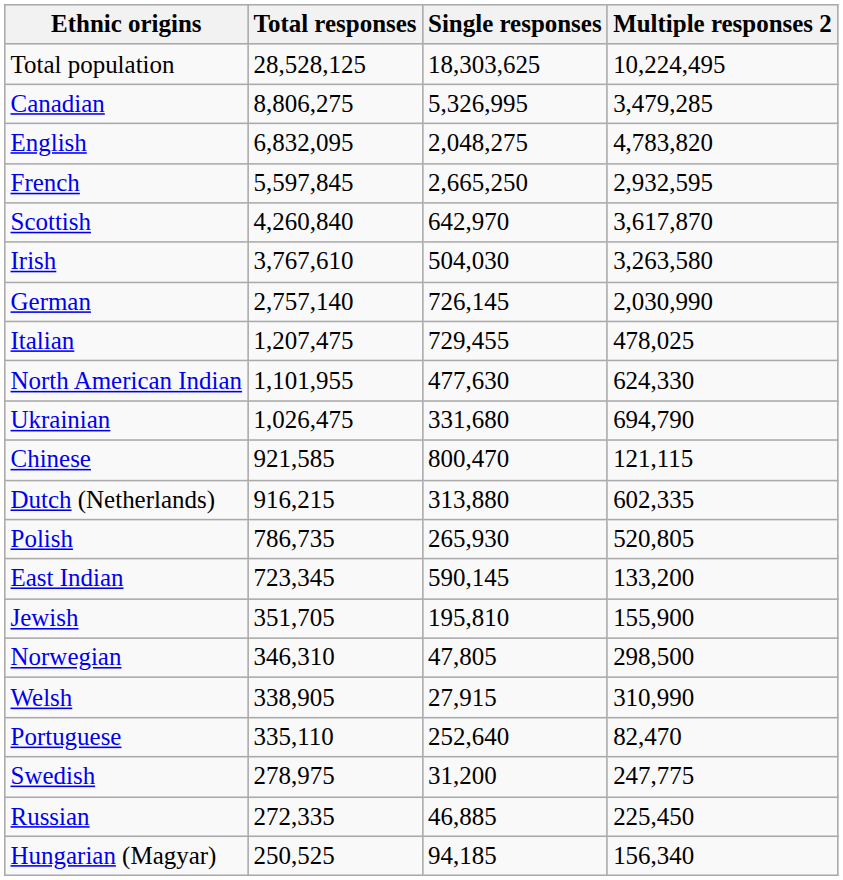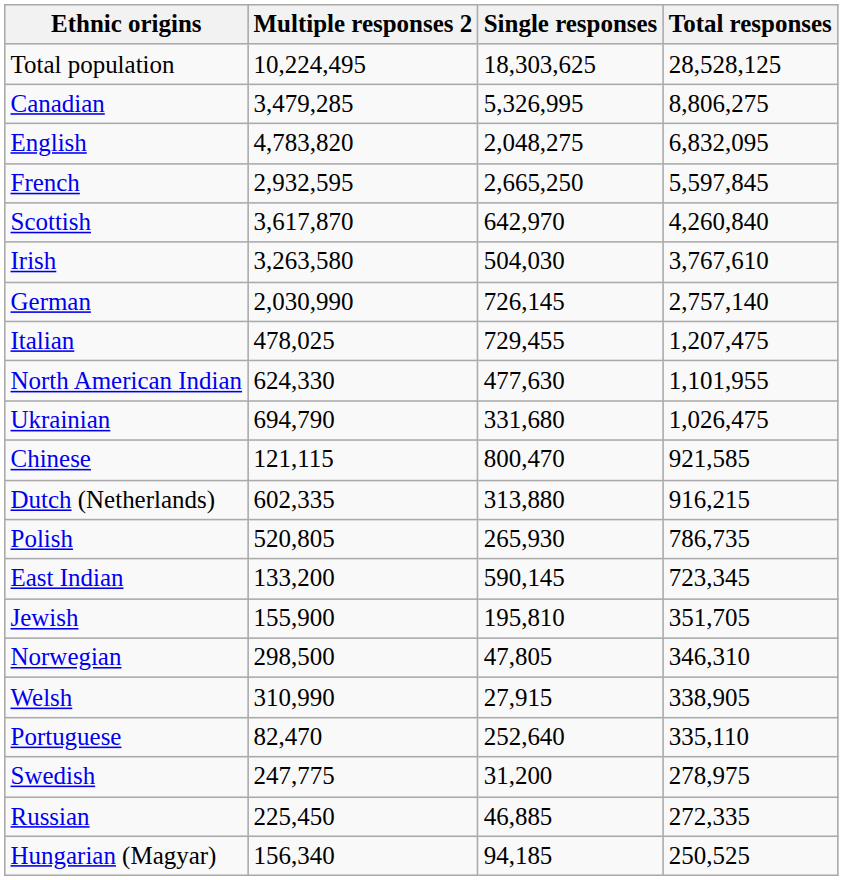columns swapped: (335, 24) <-> (722, 24)
